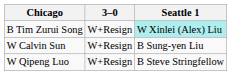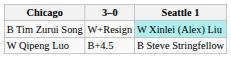- row: (36, 45)
(110, 62) W+Resign -> (100, 45) B+4.5
